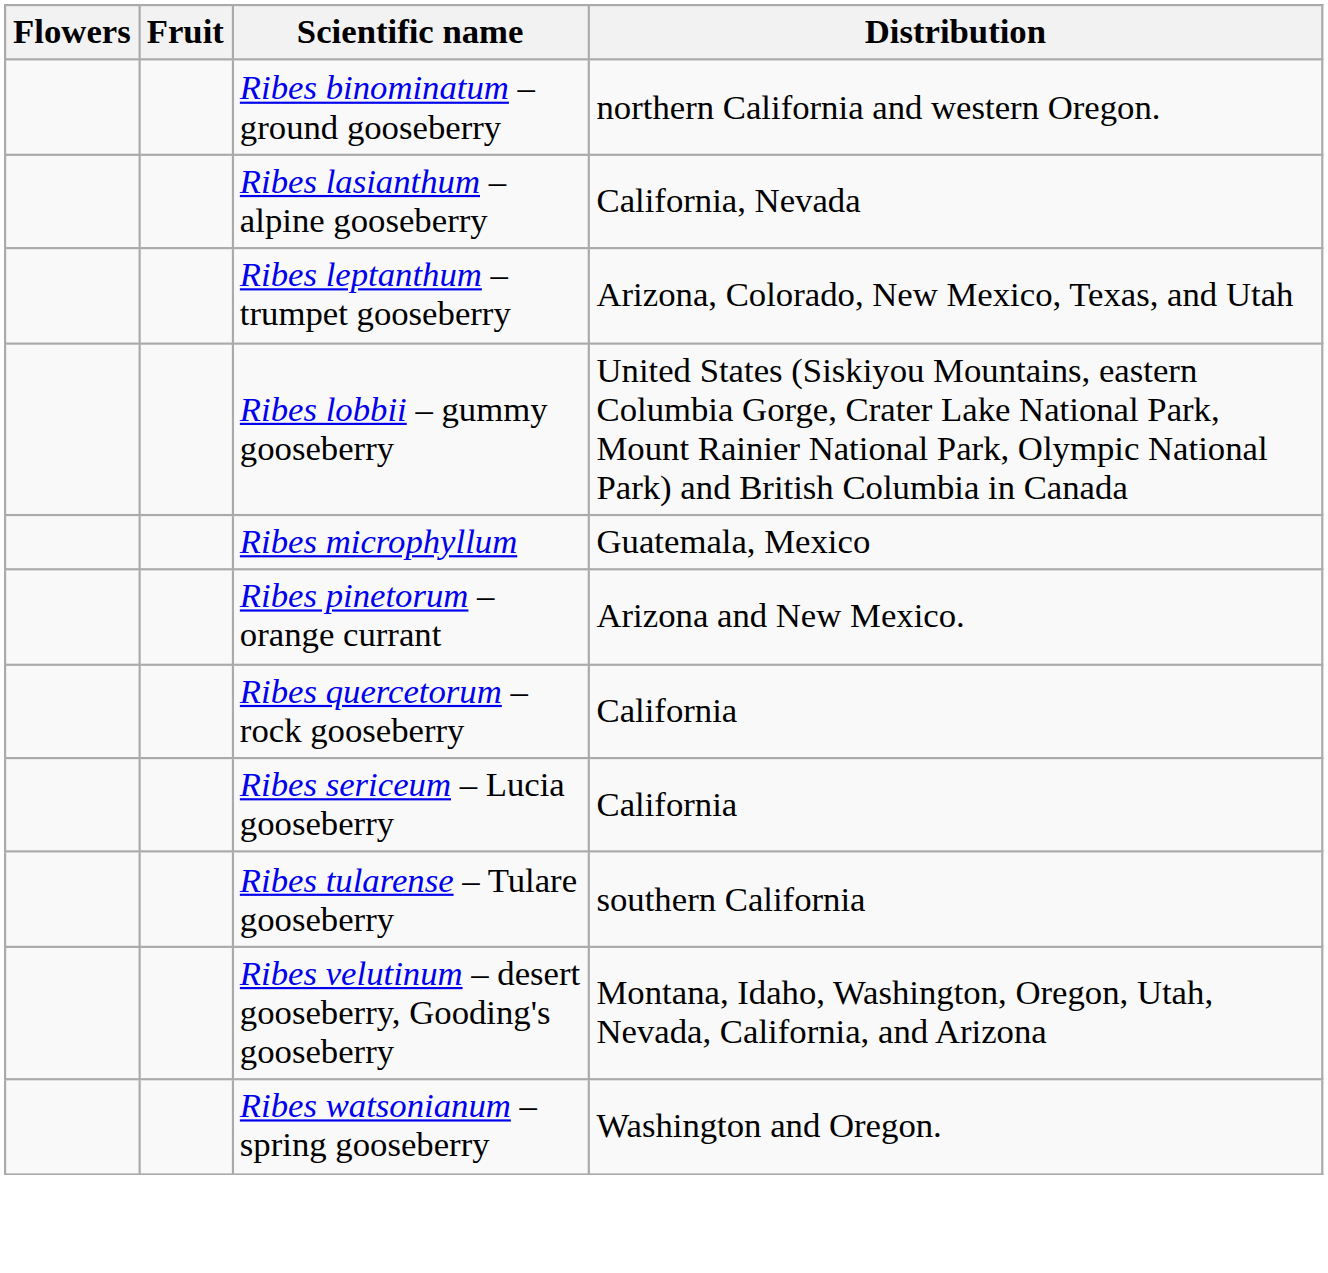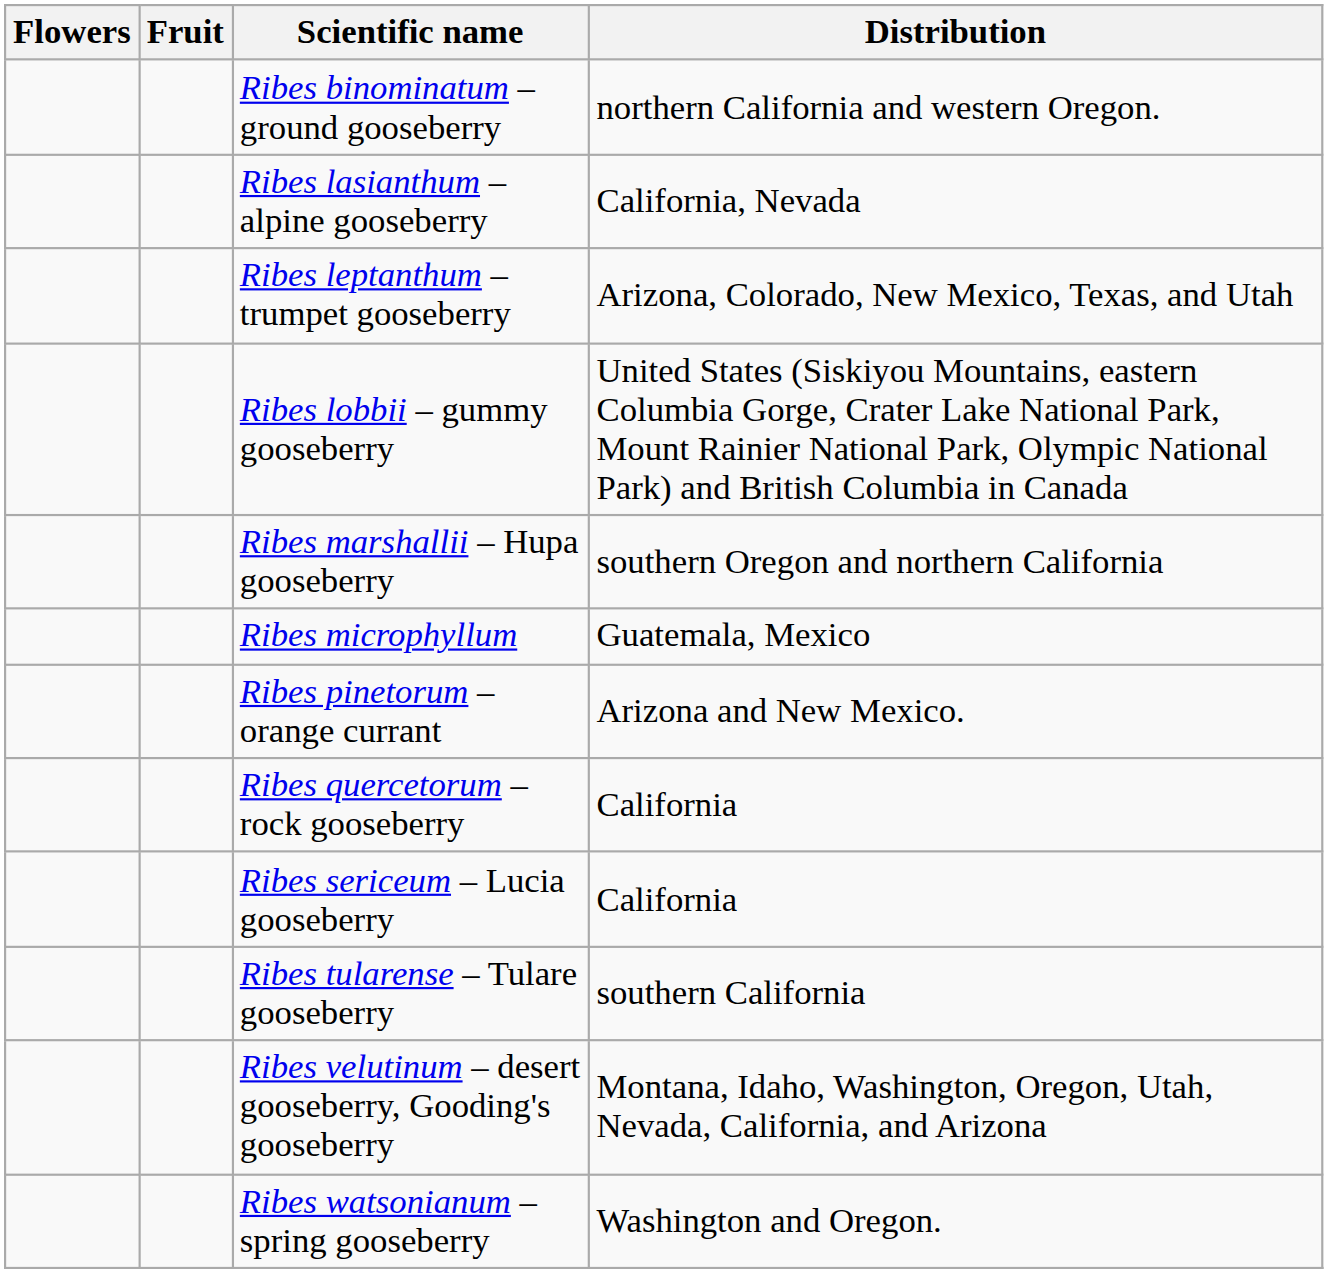+ row: (409, 561)
